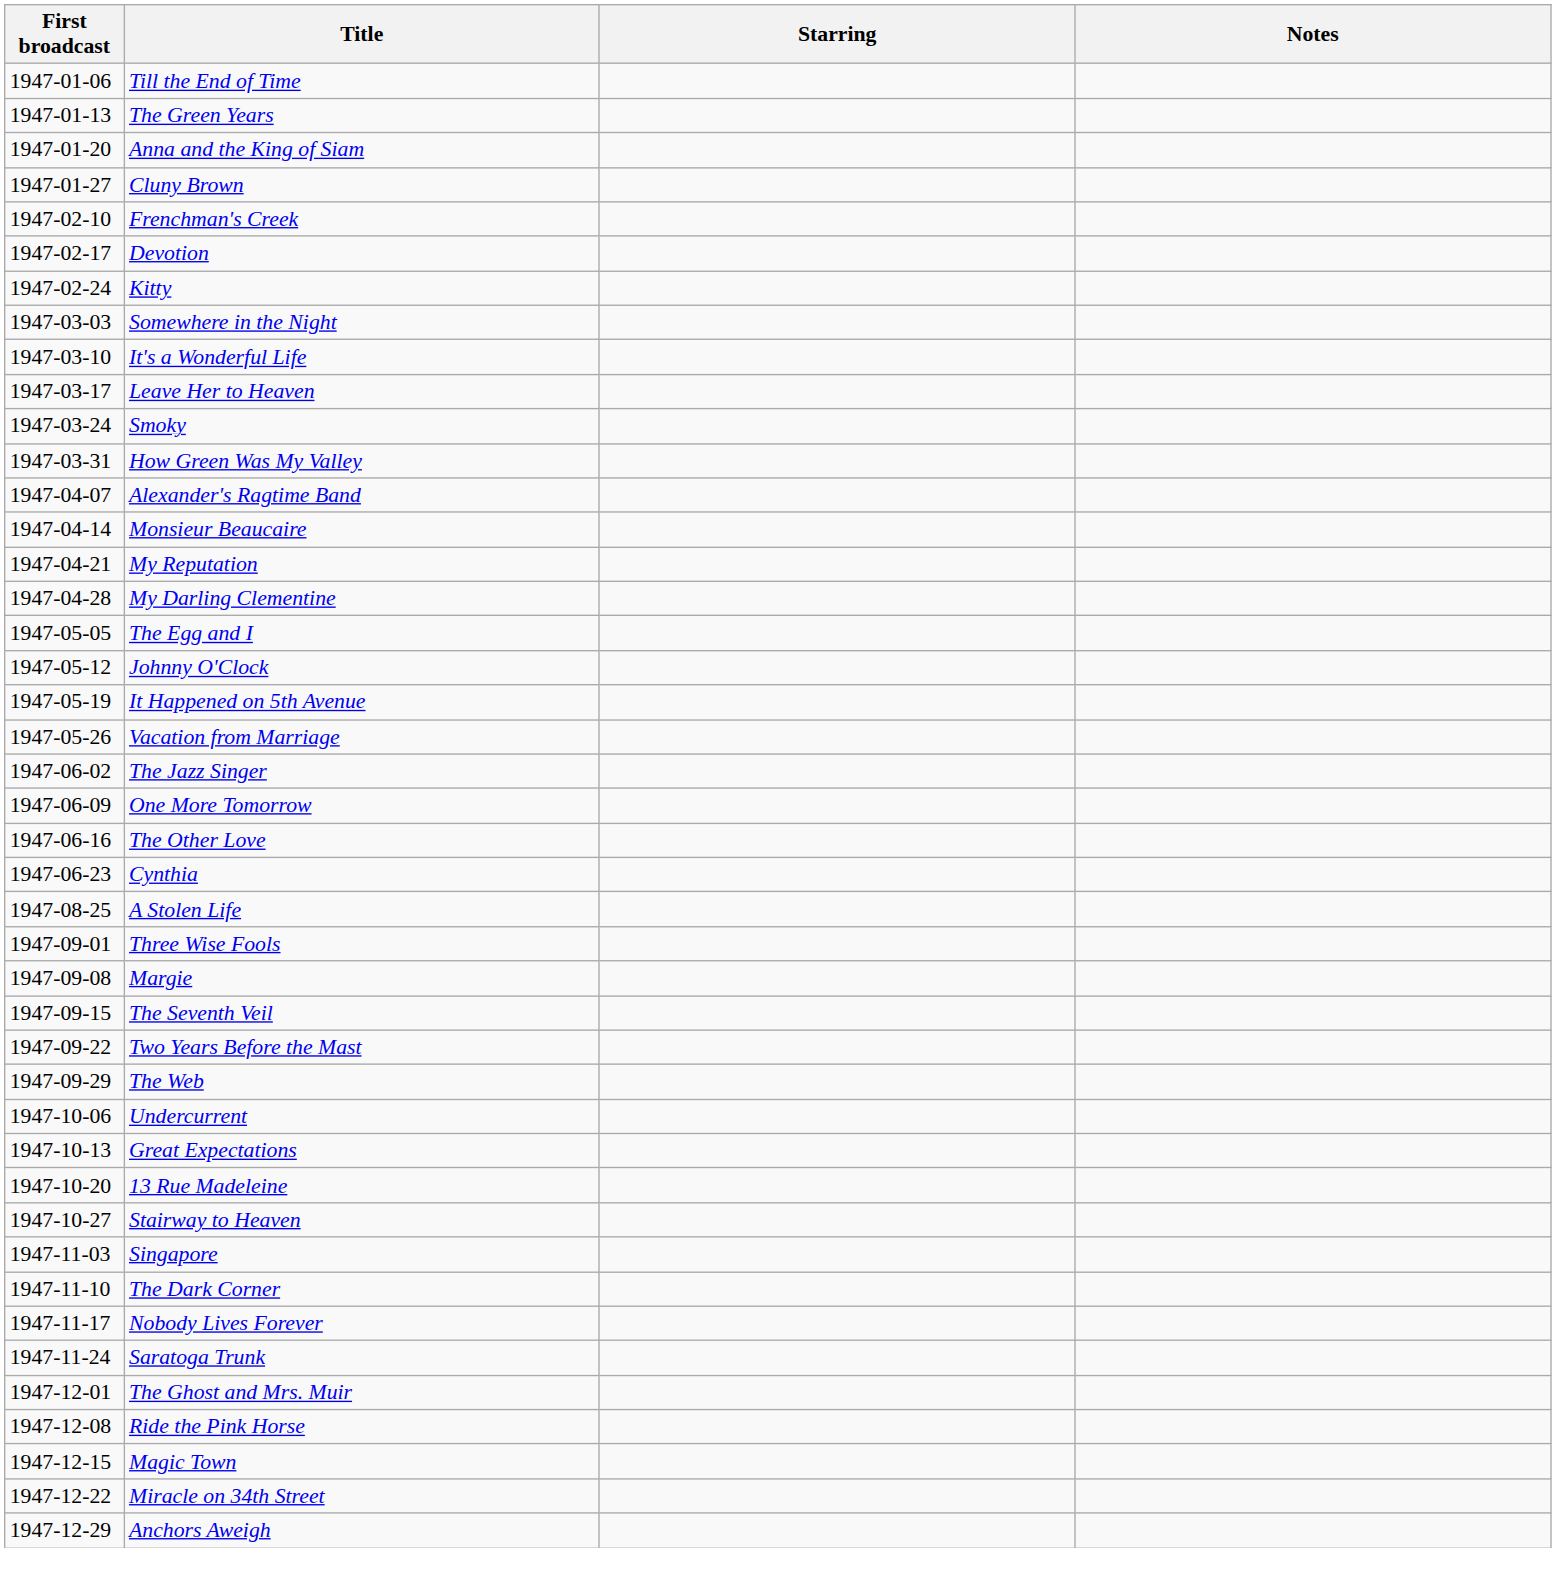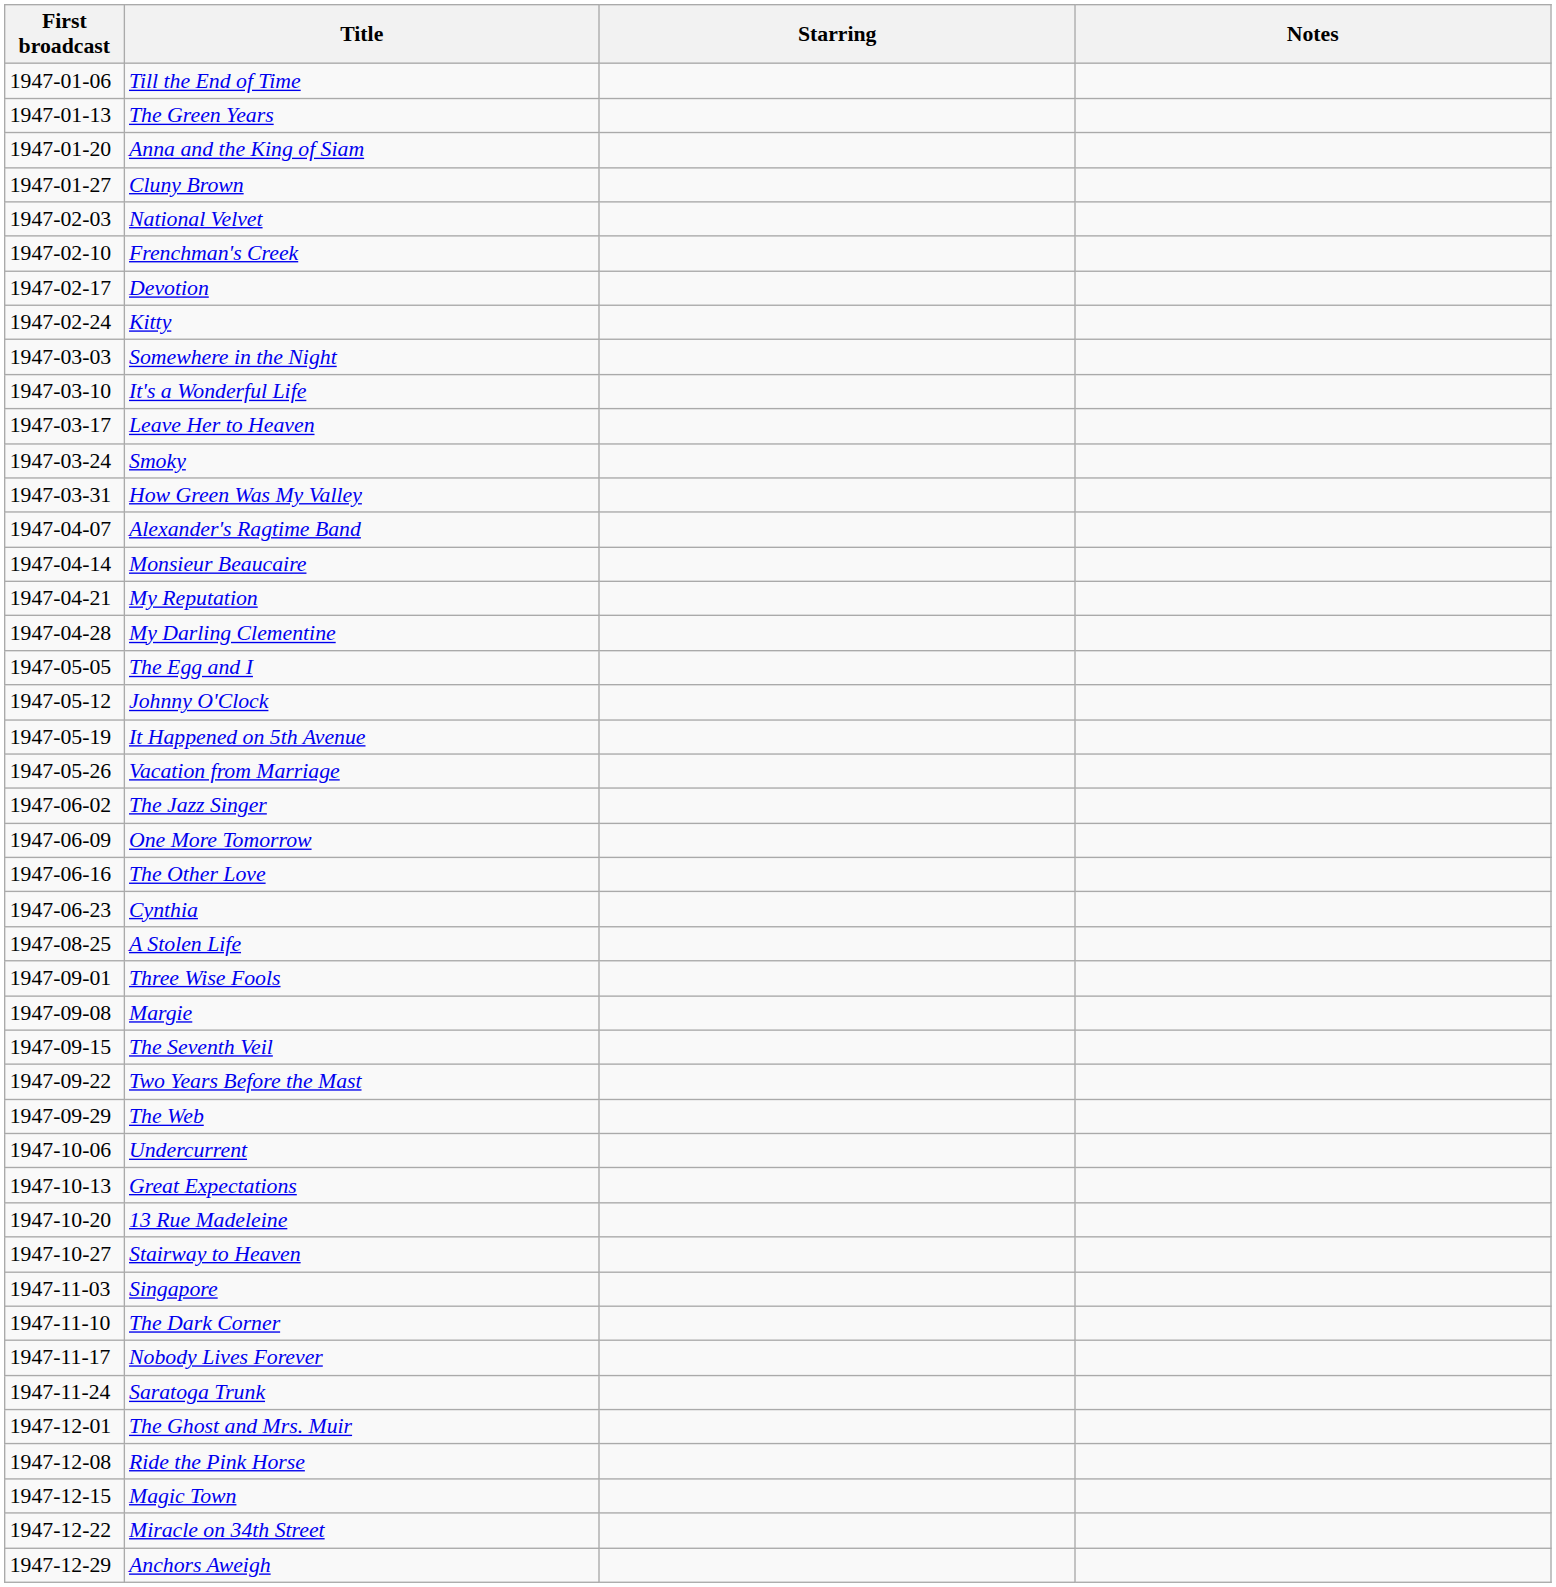+ row: (196, 218)
